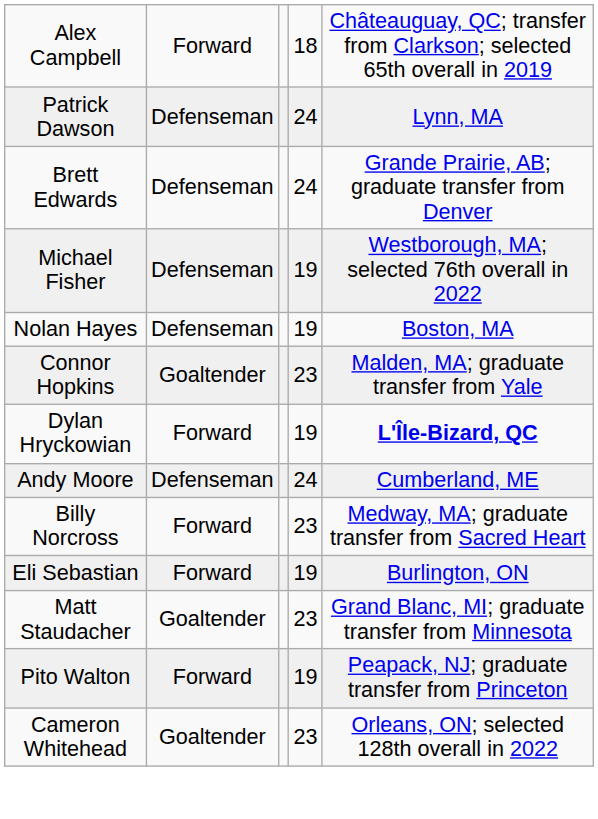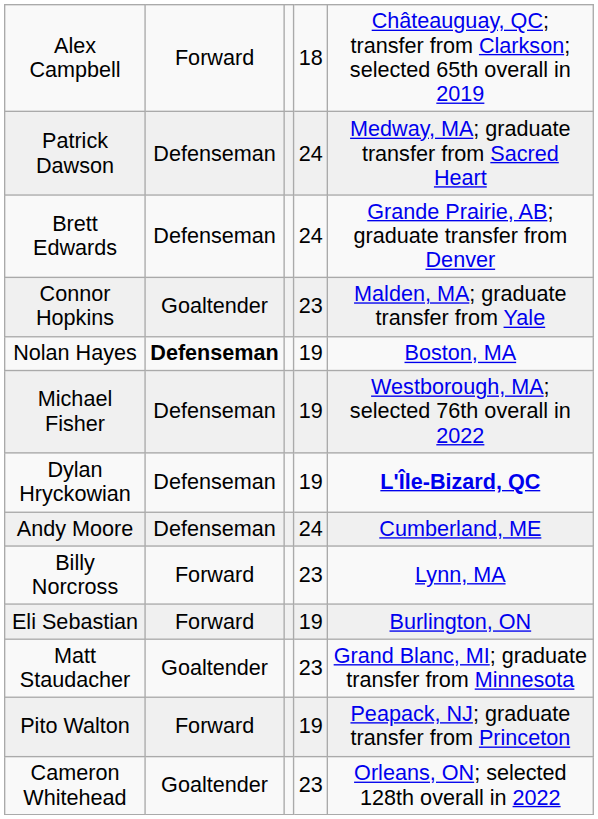(458, 116) Lynn, MA -> (460, 153) Medway, MA; graduate transfer from Sacred Heart
rows swapped: (75, 270) <-> (75, 375)
(212, 328) normal -> (215, 353) bold
(212, 433) Forward -> (215, 482) Defenseman
(458, 526) Medway, MA; graduate transfer from Sacred Heart -> (460, 575) Lynn, MA
